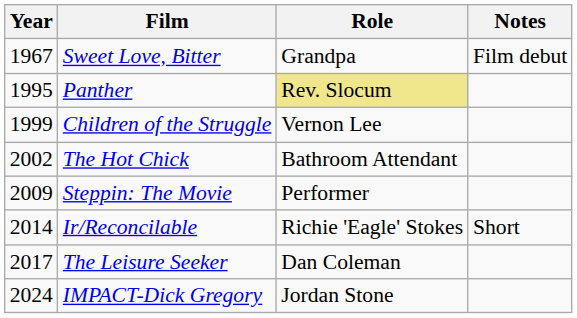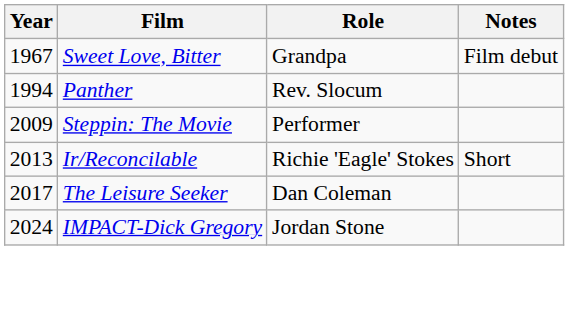(31, 90) 1995 -> (31, 90) 1994
(336, 90) khaki background -> (327, 90) no background
- row: (167, 124)
- row: (126, 158)
(31, 227) 2014 -> (31, 158) 2013
